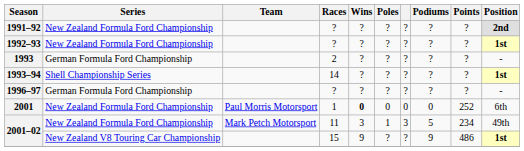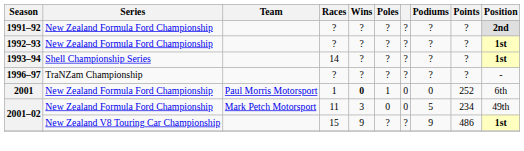- row: (24, 59)
(119, 91) German Formula Ford Championship -> (94, 75) TraNZam Championship
(388, 107) 0 -> (388, 91) 1
(388, 122) 1 -> (388, 107) 0
(406, 122) 3 -> (406, 107) 0
